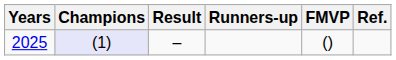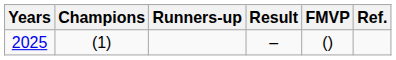columns swapped: (177, 17) <-> (253, 17)
(102, 43) lavender background -> (102, 43) no background
